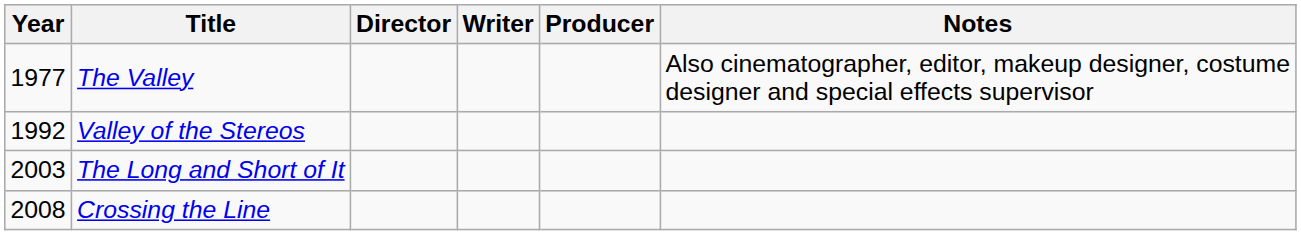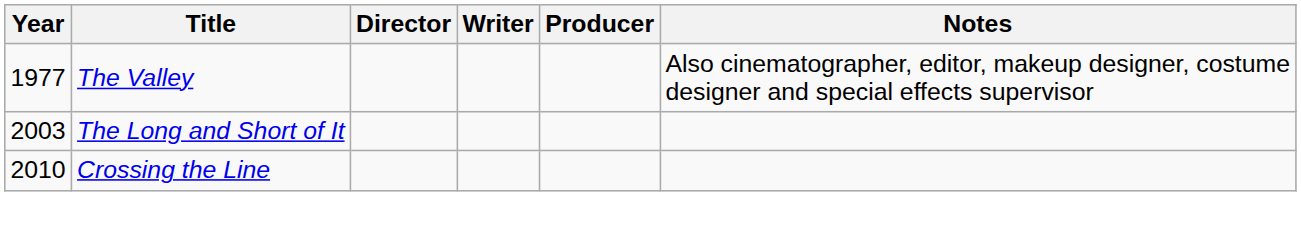- row: (191, 130)
(38, 209) 2008 -> (38, 170) 2010
